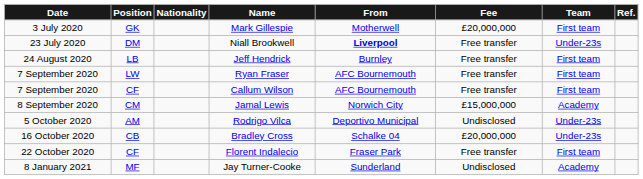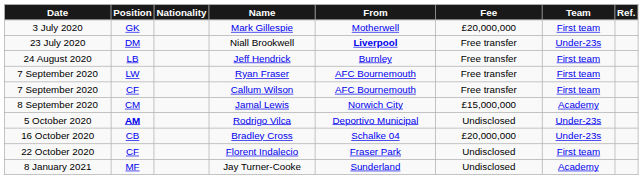(133, 121) normal -> (133, 121) bold
(489, 152) Free transfer -> (489, 152) Undisclosed
